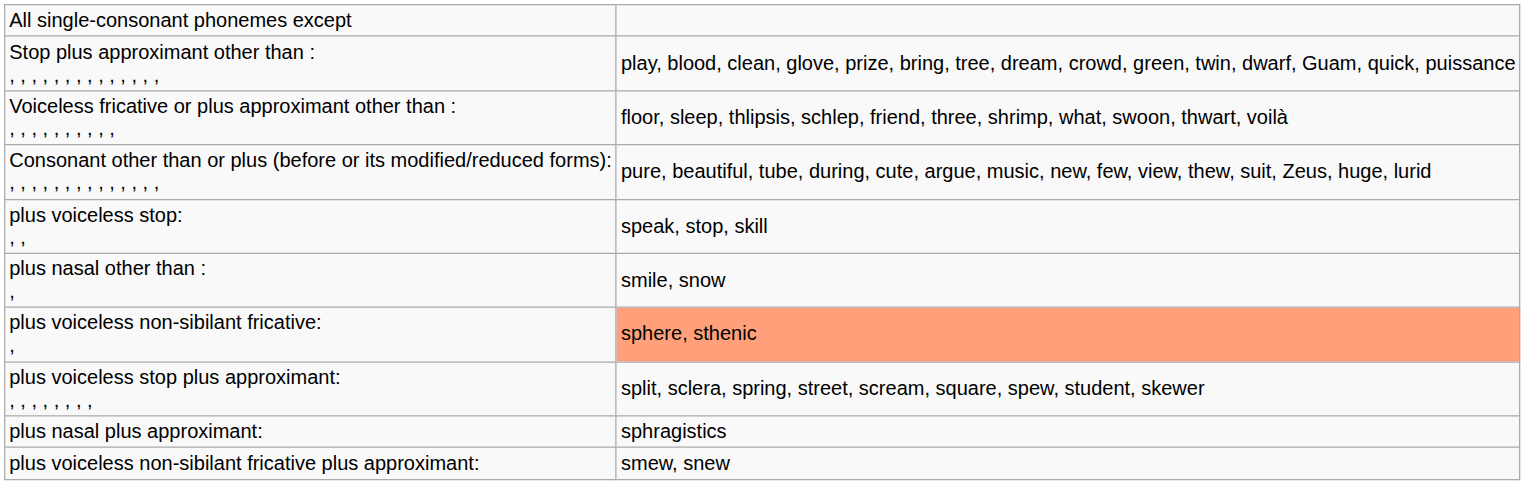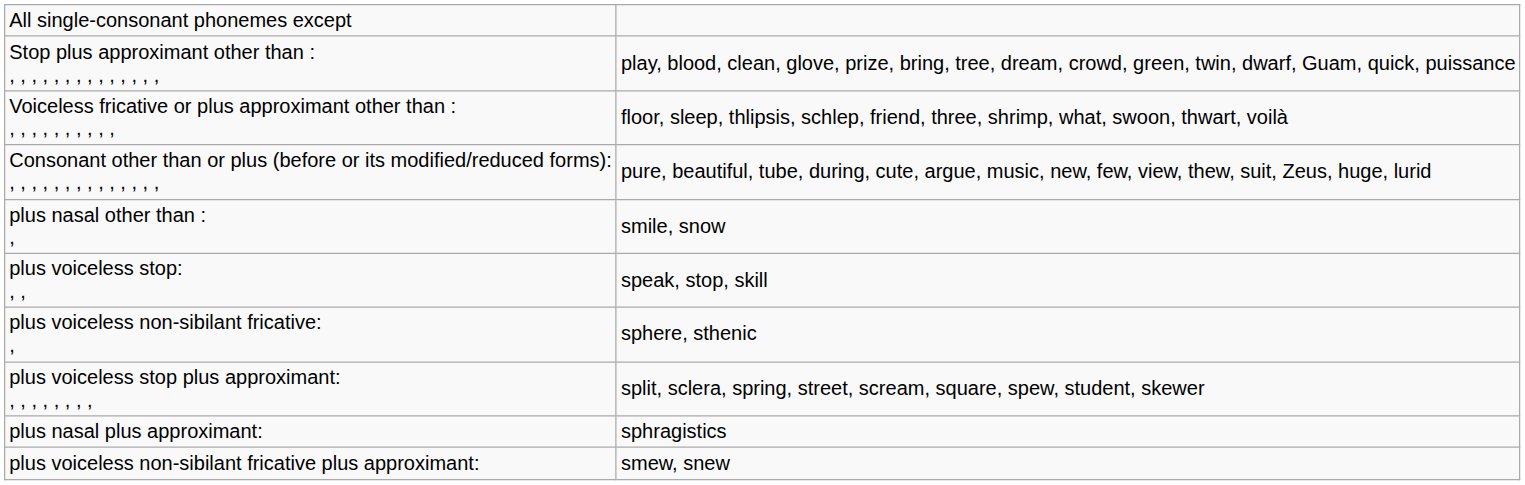rows swapped: (96, 225) <-> (108, 280)
(689, 334) lightsalmon background -> (689, 334) no background
